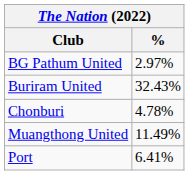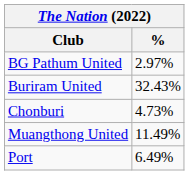(154, 110) 4.78% -> (154, 110) 4.73%
(154, 157) 6.41% -> (154, 157) 6.49%
